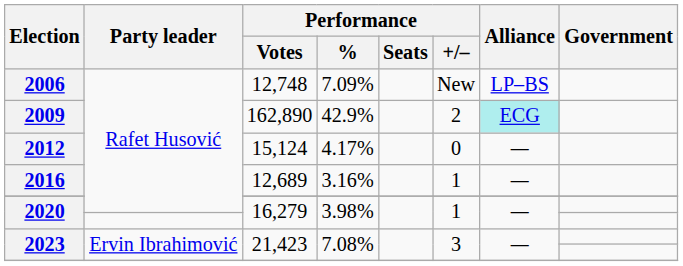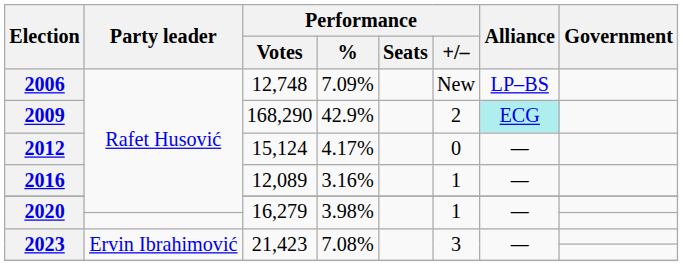(280, 116) 162,890 -> (280, 116) 168,290
(280, 180) 12,689 -> (280, 180) 12,089
